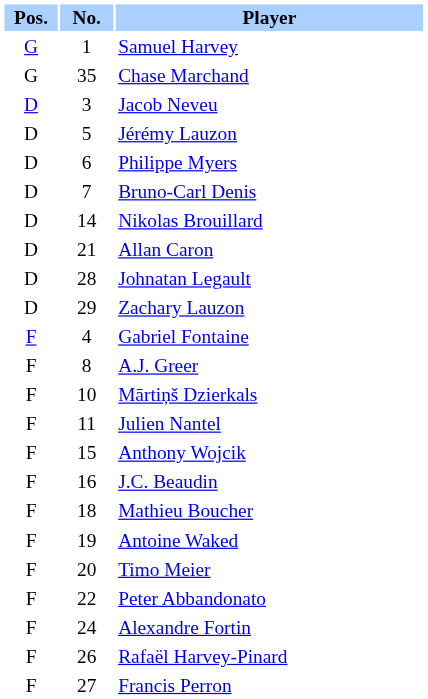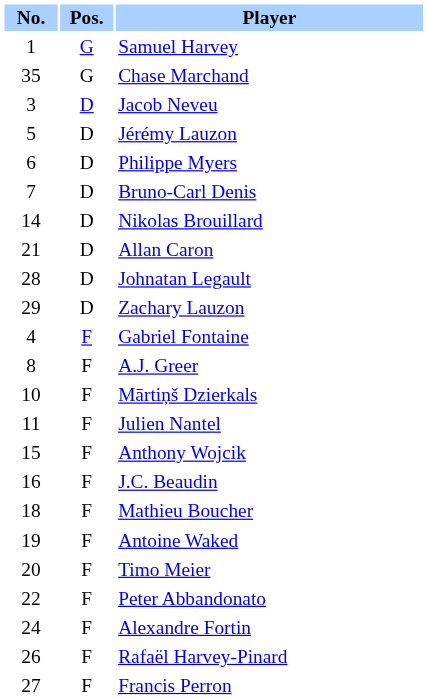columns swapped: (31, 17) <-> (87, 17)
